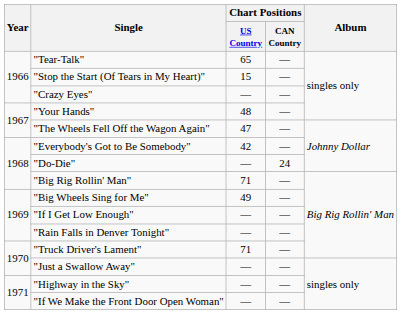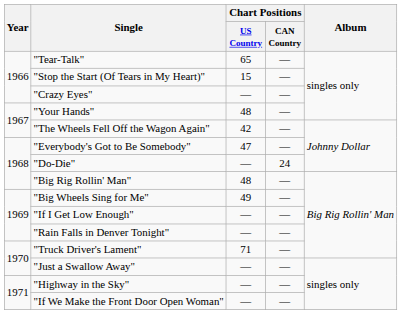(246, 128) 47 -> (246, 128) 42
(246, 146) 42 -> (246, 146) 47
(246, 180) 71 -> (246, 180) 48
